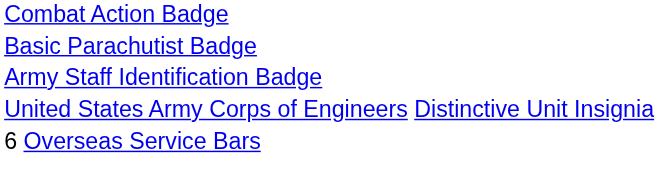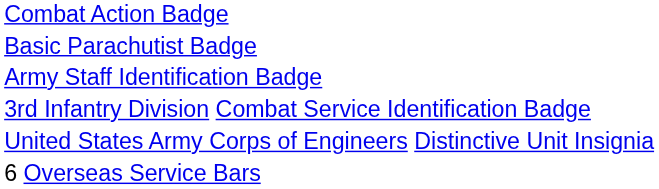+ row: (298, 109)
